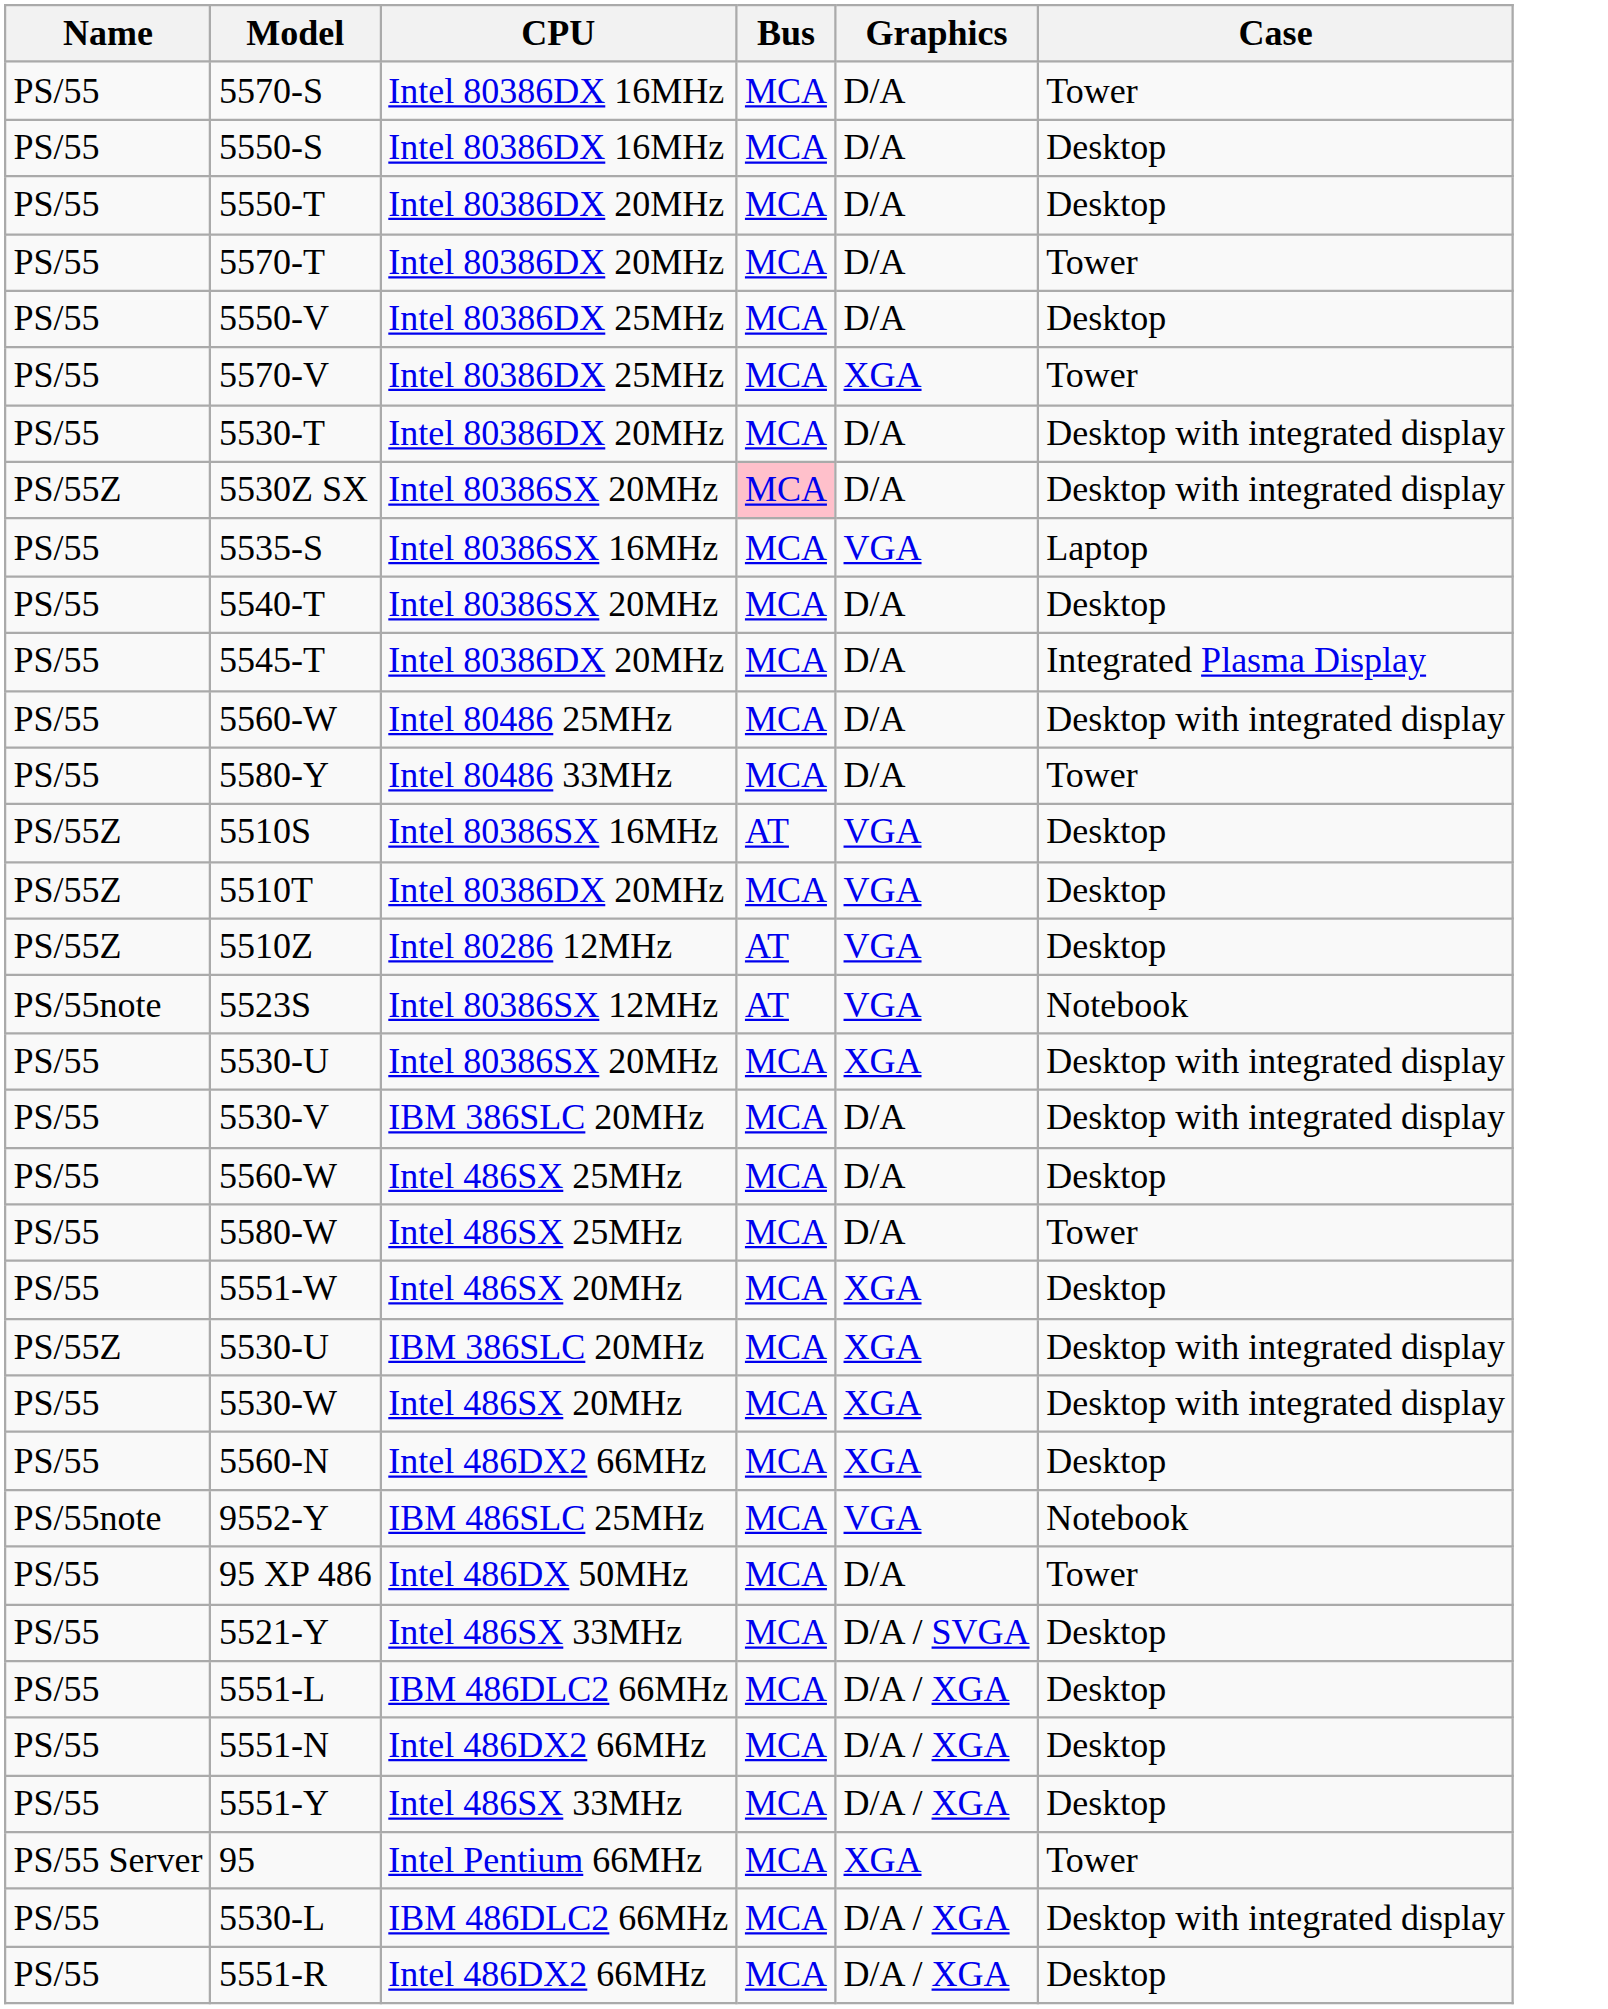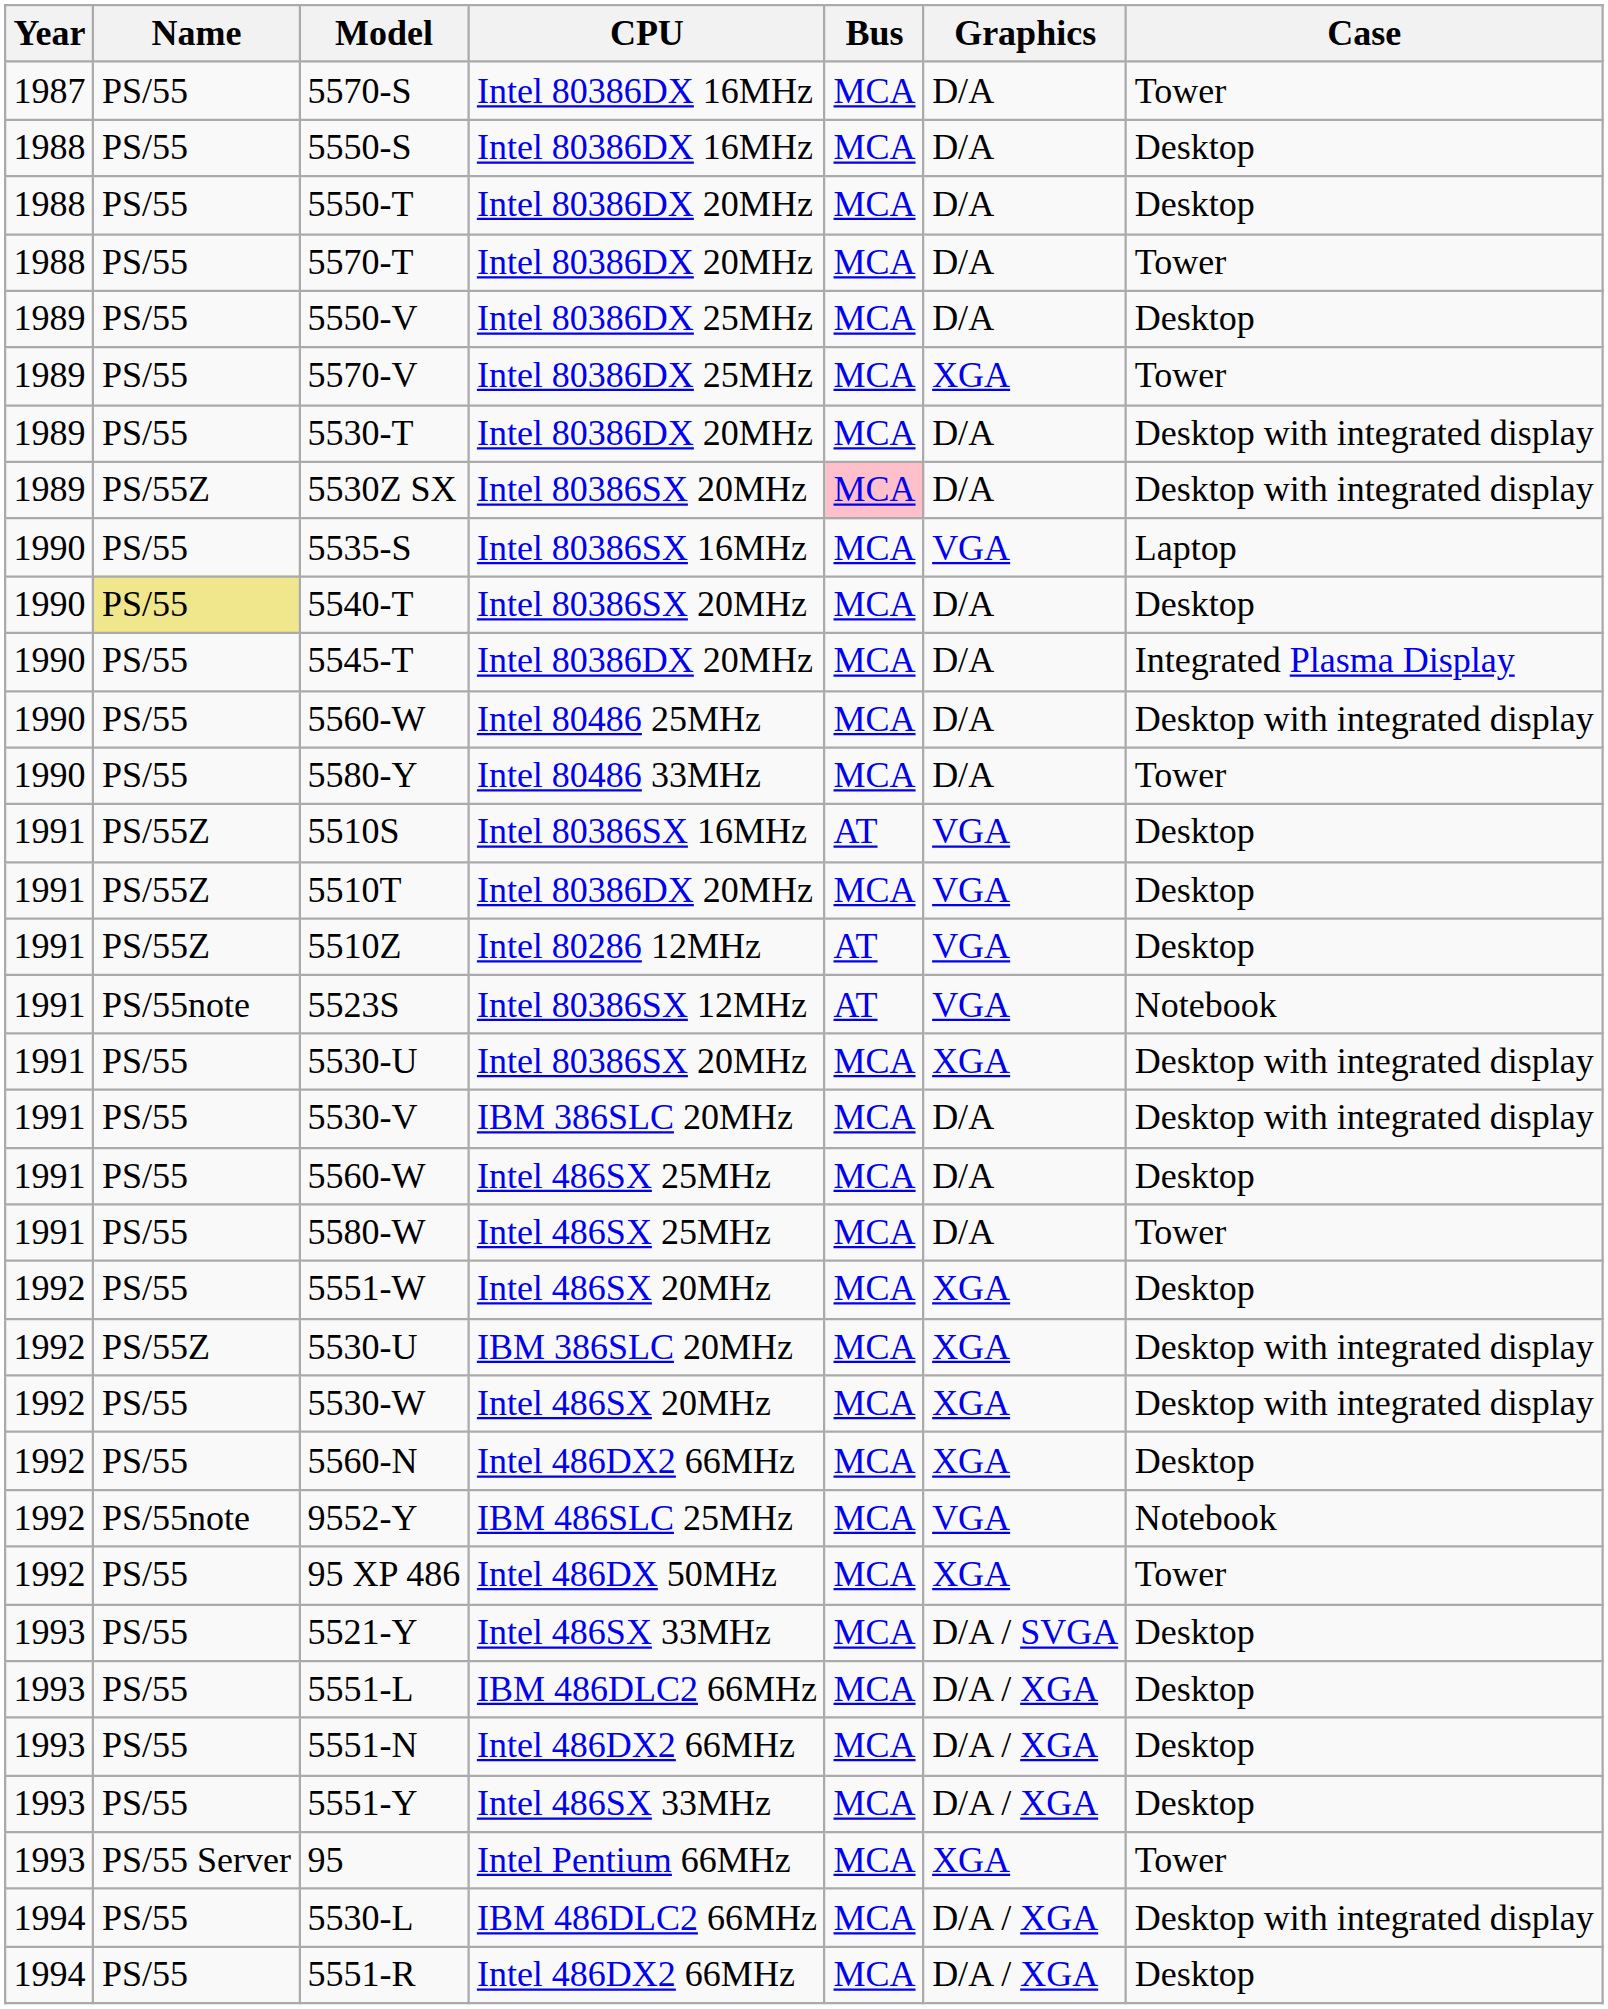+ column: (49, 33)
(56, 603) no background -> (145, 603) khaki background
(875, 1574) D/A -> (971, 1574) XGA
